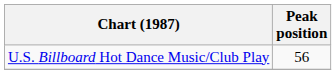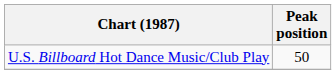(302, 57) 56 -> (302, 57) 50
